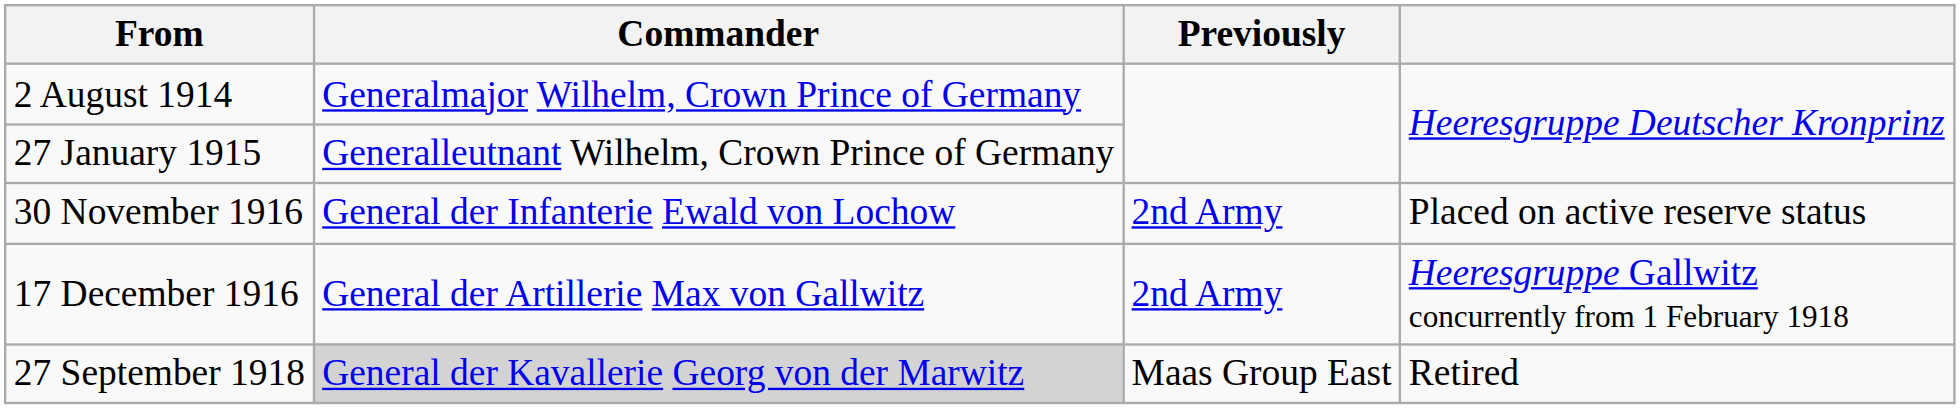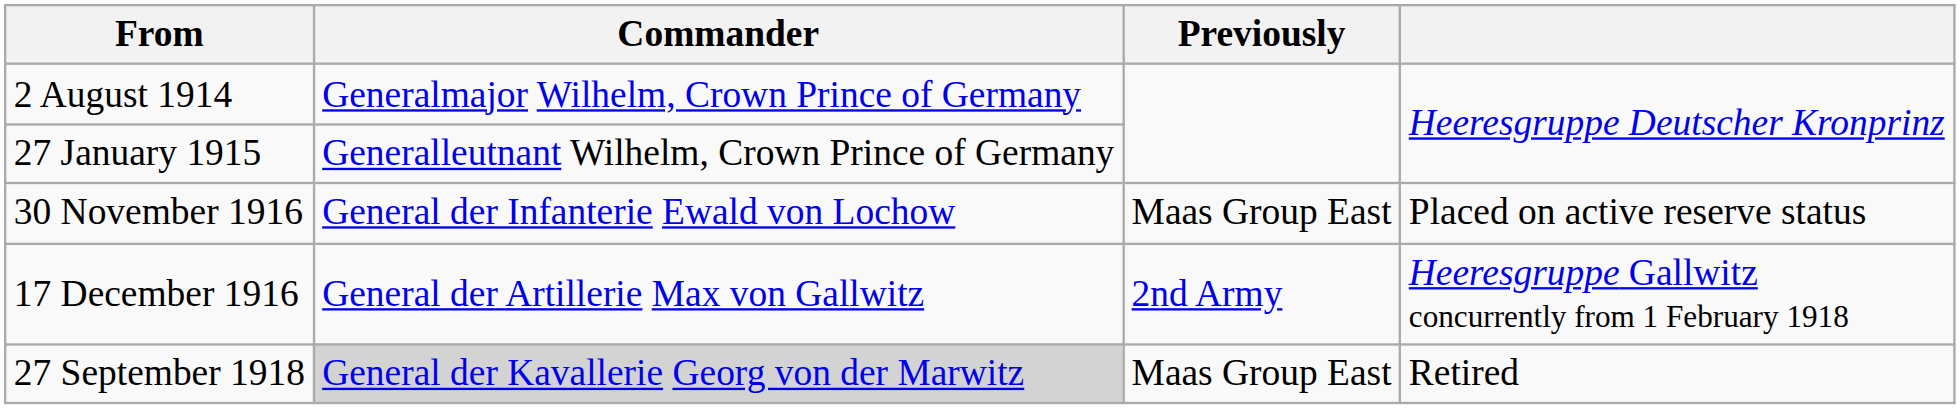(1207, 212) 2nd Army -> (1262, 212) Maas Group East
